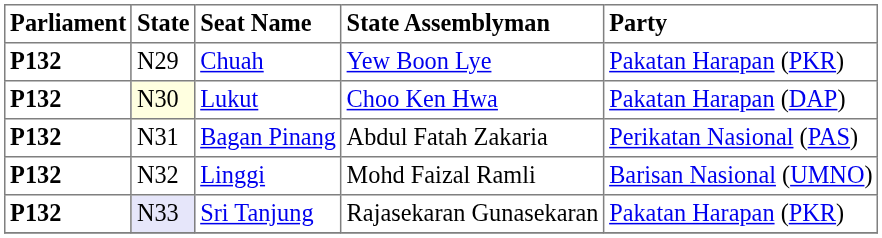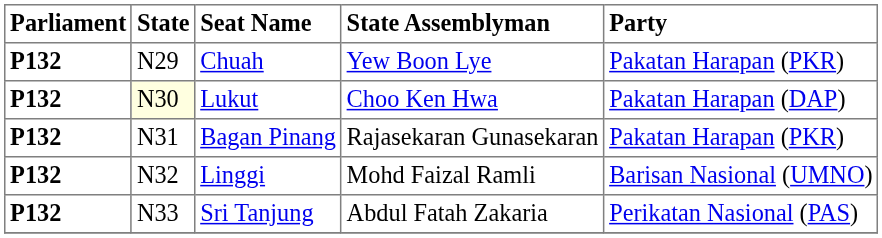(447, 137) Abdul Fatah Zakaria -> (473, 137) Rajasekaran Gunasekaran
(734, 137) Perikatan Nasional (PAS) -> (727, 137) Pakatan Harapan (PKR)
(158, 213) lavender background -> (158, 213) no background
(473, 213) Rajasekaran Gunasekaran -> (447, 213) Abdul Fatah Zakaria
(727, 213) Pakatan Harapan (PKR) -> (734, 213) Perikatan Nasional (PAS)
